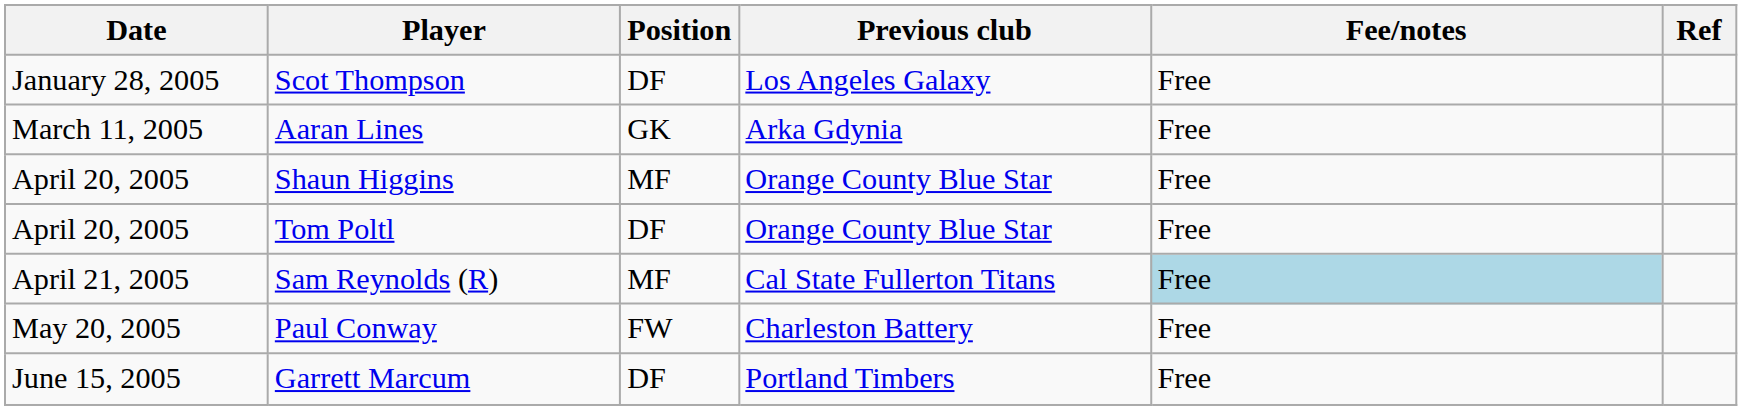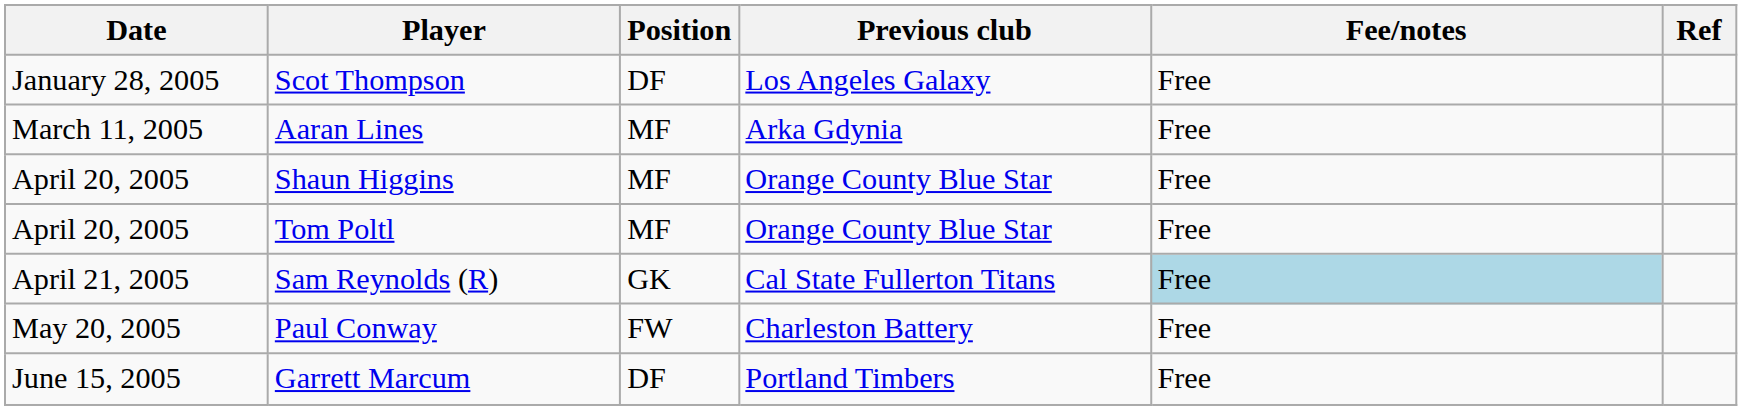(649, 129) GK -> (649, 129) MF
(647, 229) DF -> (649, 229) MF
(649, 278) MF -> (649, 278) GK
